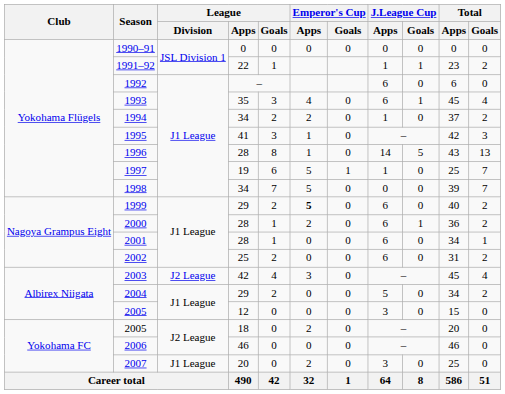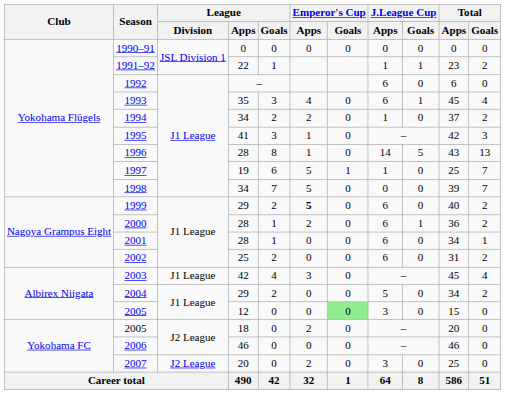(193, 275) J2 League -> (193, 275) J1 League
(348, 310) no background -> (348, 310) lightgreen background
(193, 363) J1 League -> (193, 363) J2 League
